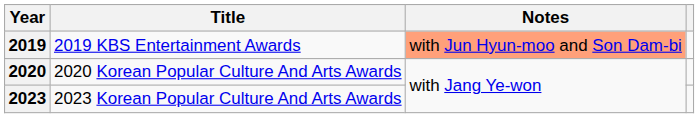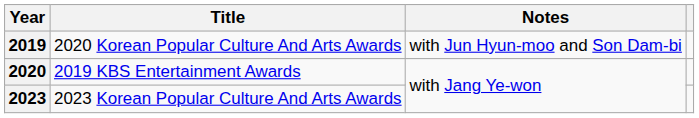(177, 44) 2019 KBS Entertainment Awards -> (228, 44) 2020 Korean Popular Culture And Arts Awards
(546, 44) lightsalmon background -> (546, 44) no background
(228, 71) 2020 Korean Popular Culture And Arts Awards -> (177, 71) 2019 KBS Entertainment Awards
